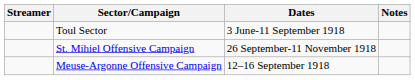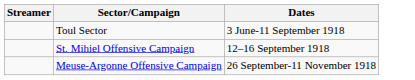- column: (394, 13)
(301, 48) 26 September-11 November 1918 -> (278, 48) 12–16 September 1918
(278, 65) 12–16 September 1918 -> (301, 65) 26 September-11 November 1918
